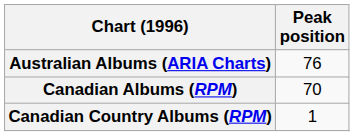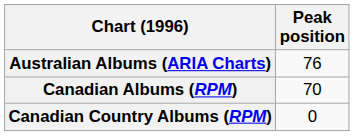(312, 116) 1 -> (312, 116) 0
